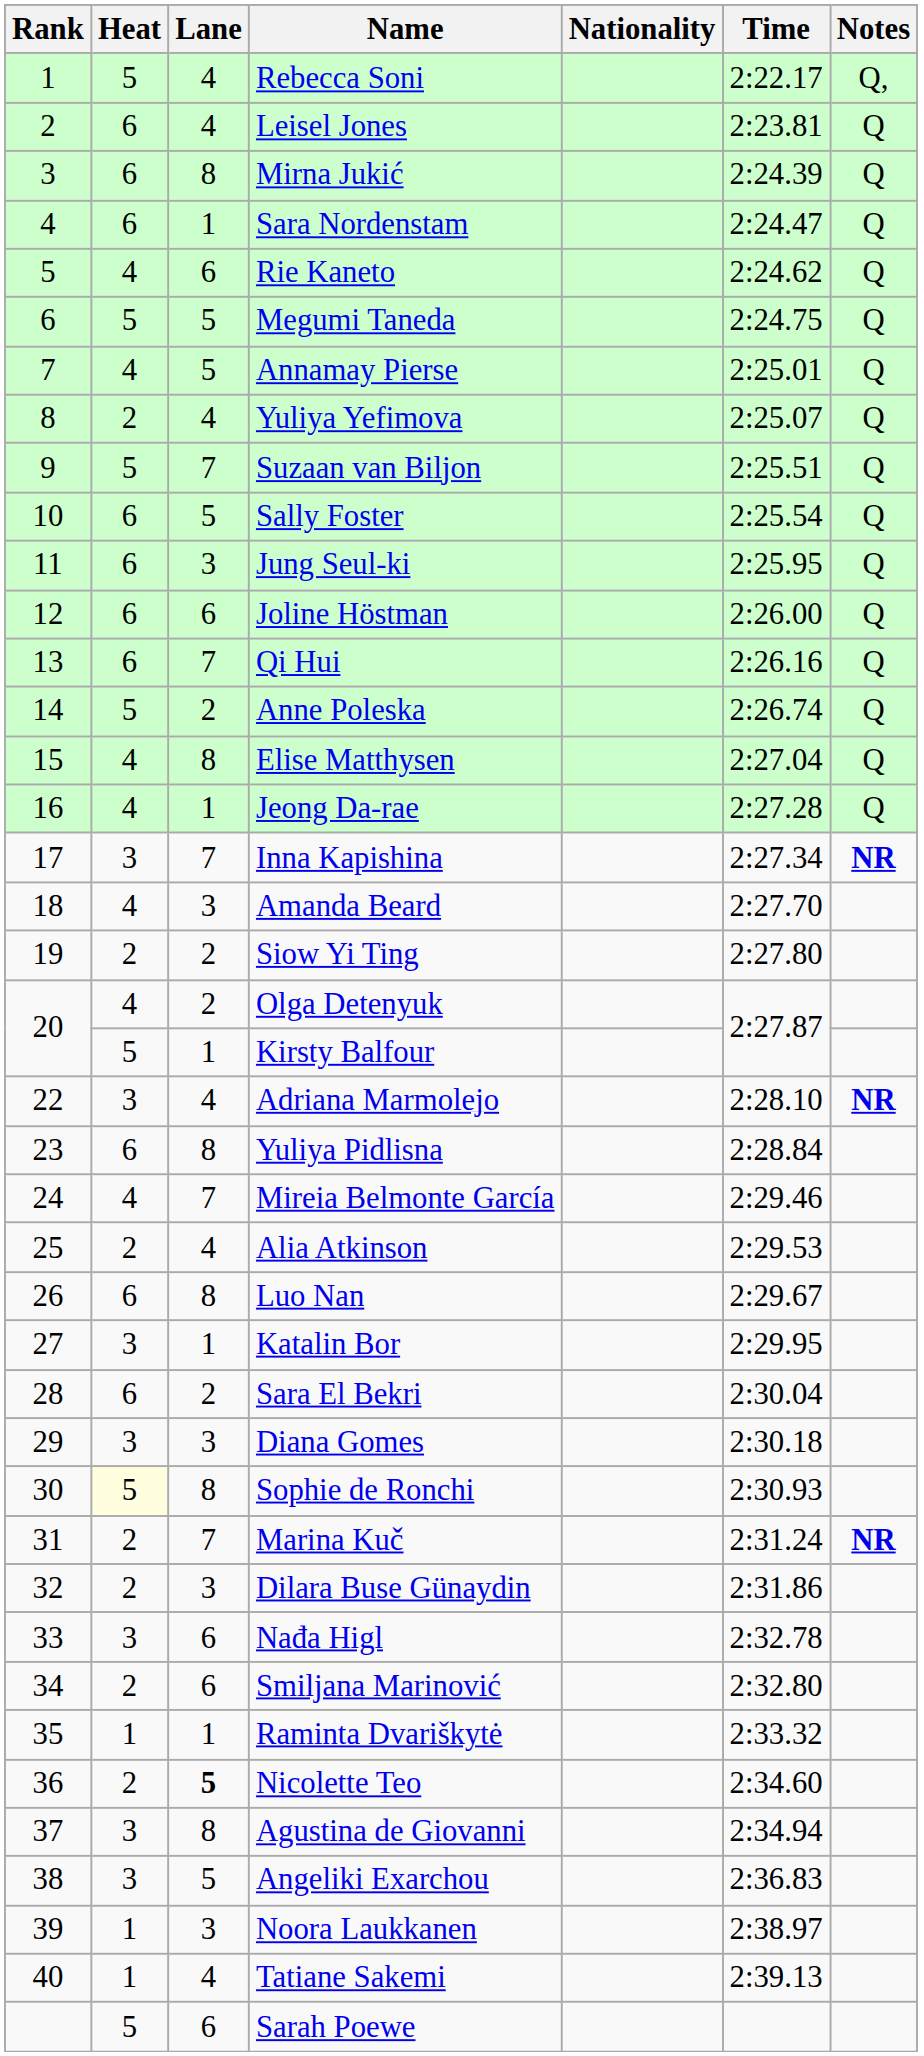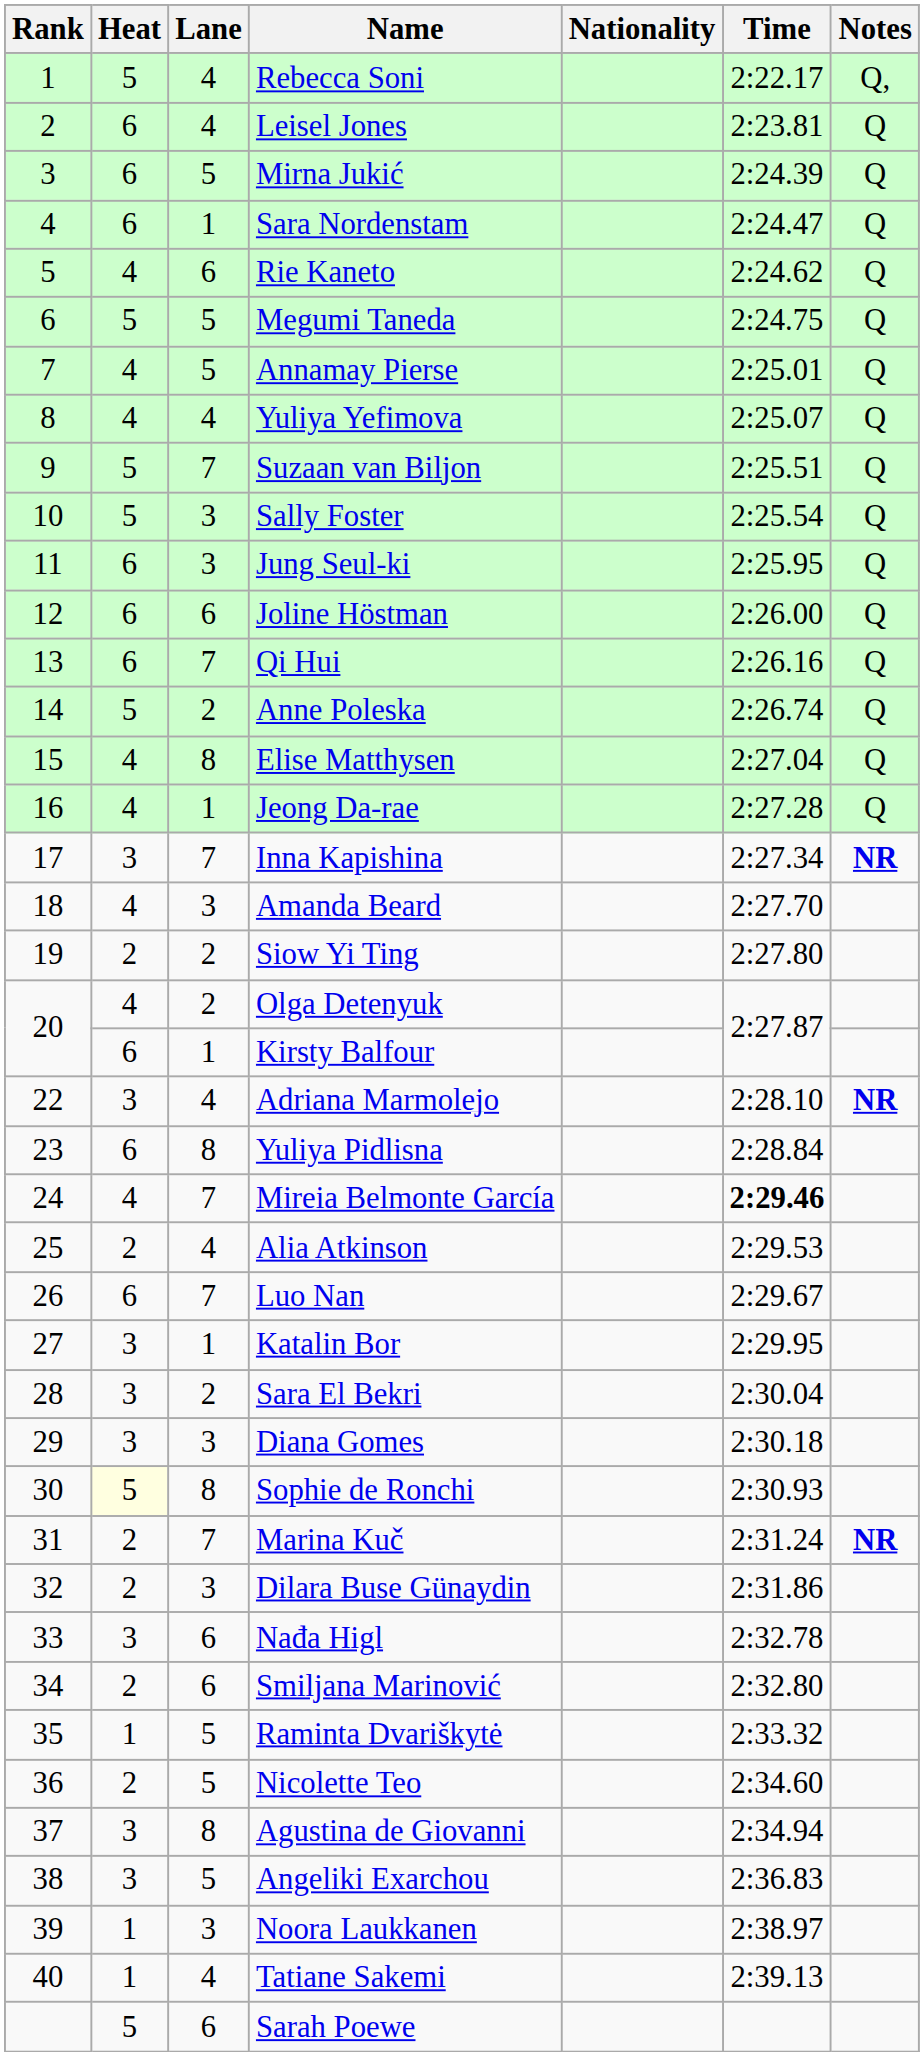(208, 175) 8 -> (208, 175) 5
(129, 418) 2 -> (129, 418) 4
(129, 516) 6 -> (129, 516) 5
(208, 516) 5 -> (208, 516) 3
(129, 1051) 5 -> (129, 1051) 6
(776, 1198) normal -> (777, 1198) bold
(208, 1295) 8 -> (208, 1295) 7
(129, 1393) 6 -> (129, 1393) 3
(208, 1734) 1 -> (208, 1734) 5
(208, 1782) bold -> (208, 1782) normal
